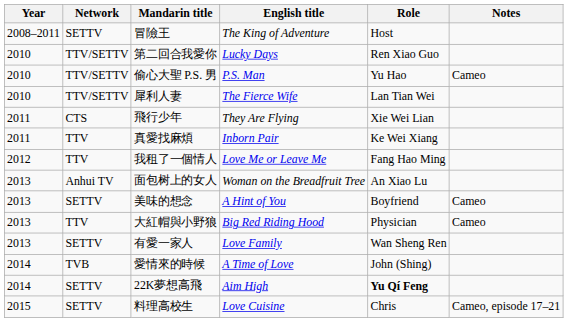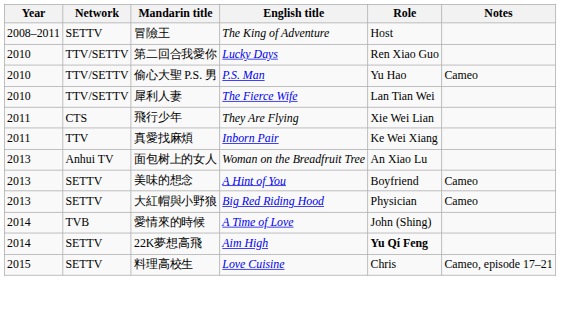- row: (175, 159)
(77, 222) TTV -> (84, 201) SETTV
- row: (164, 243)
